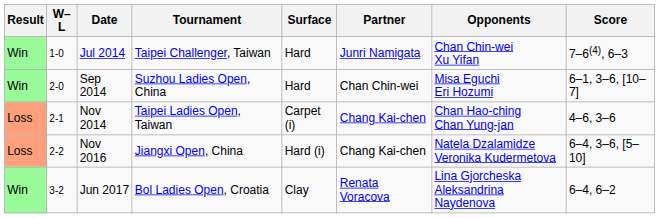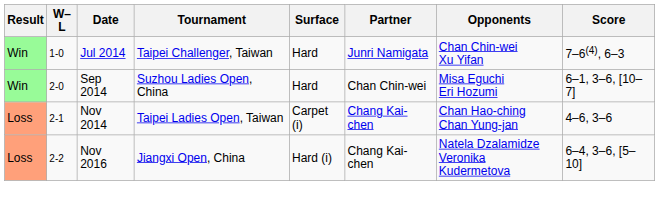- row: (104, 190)
